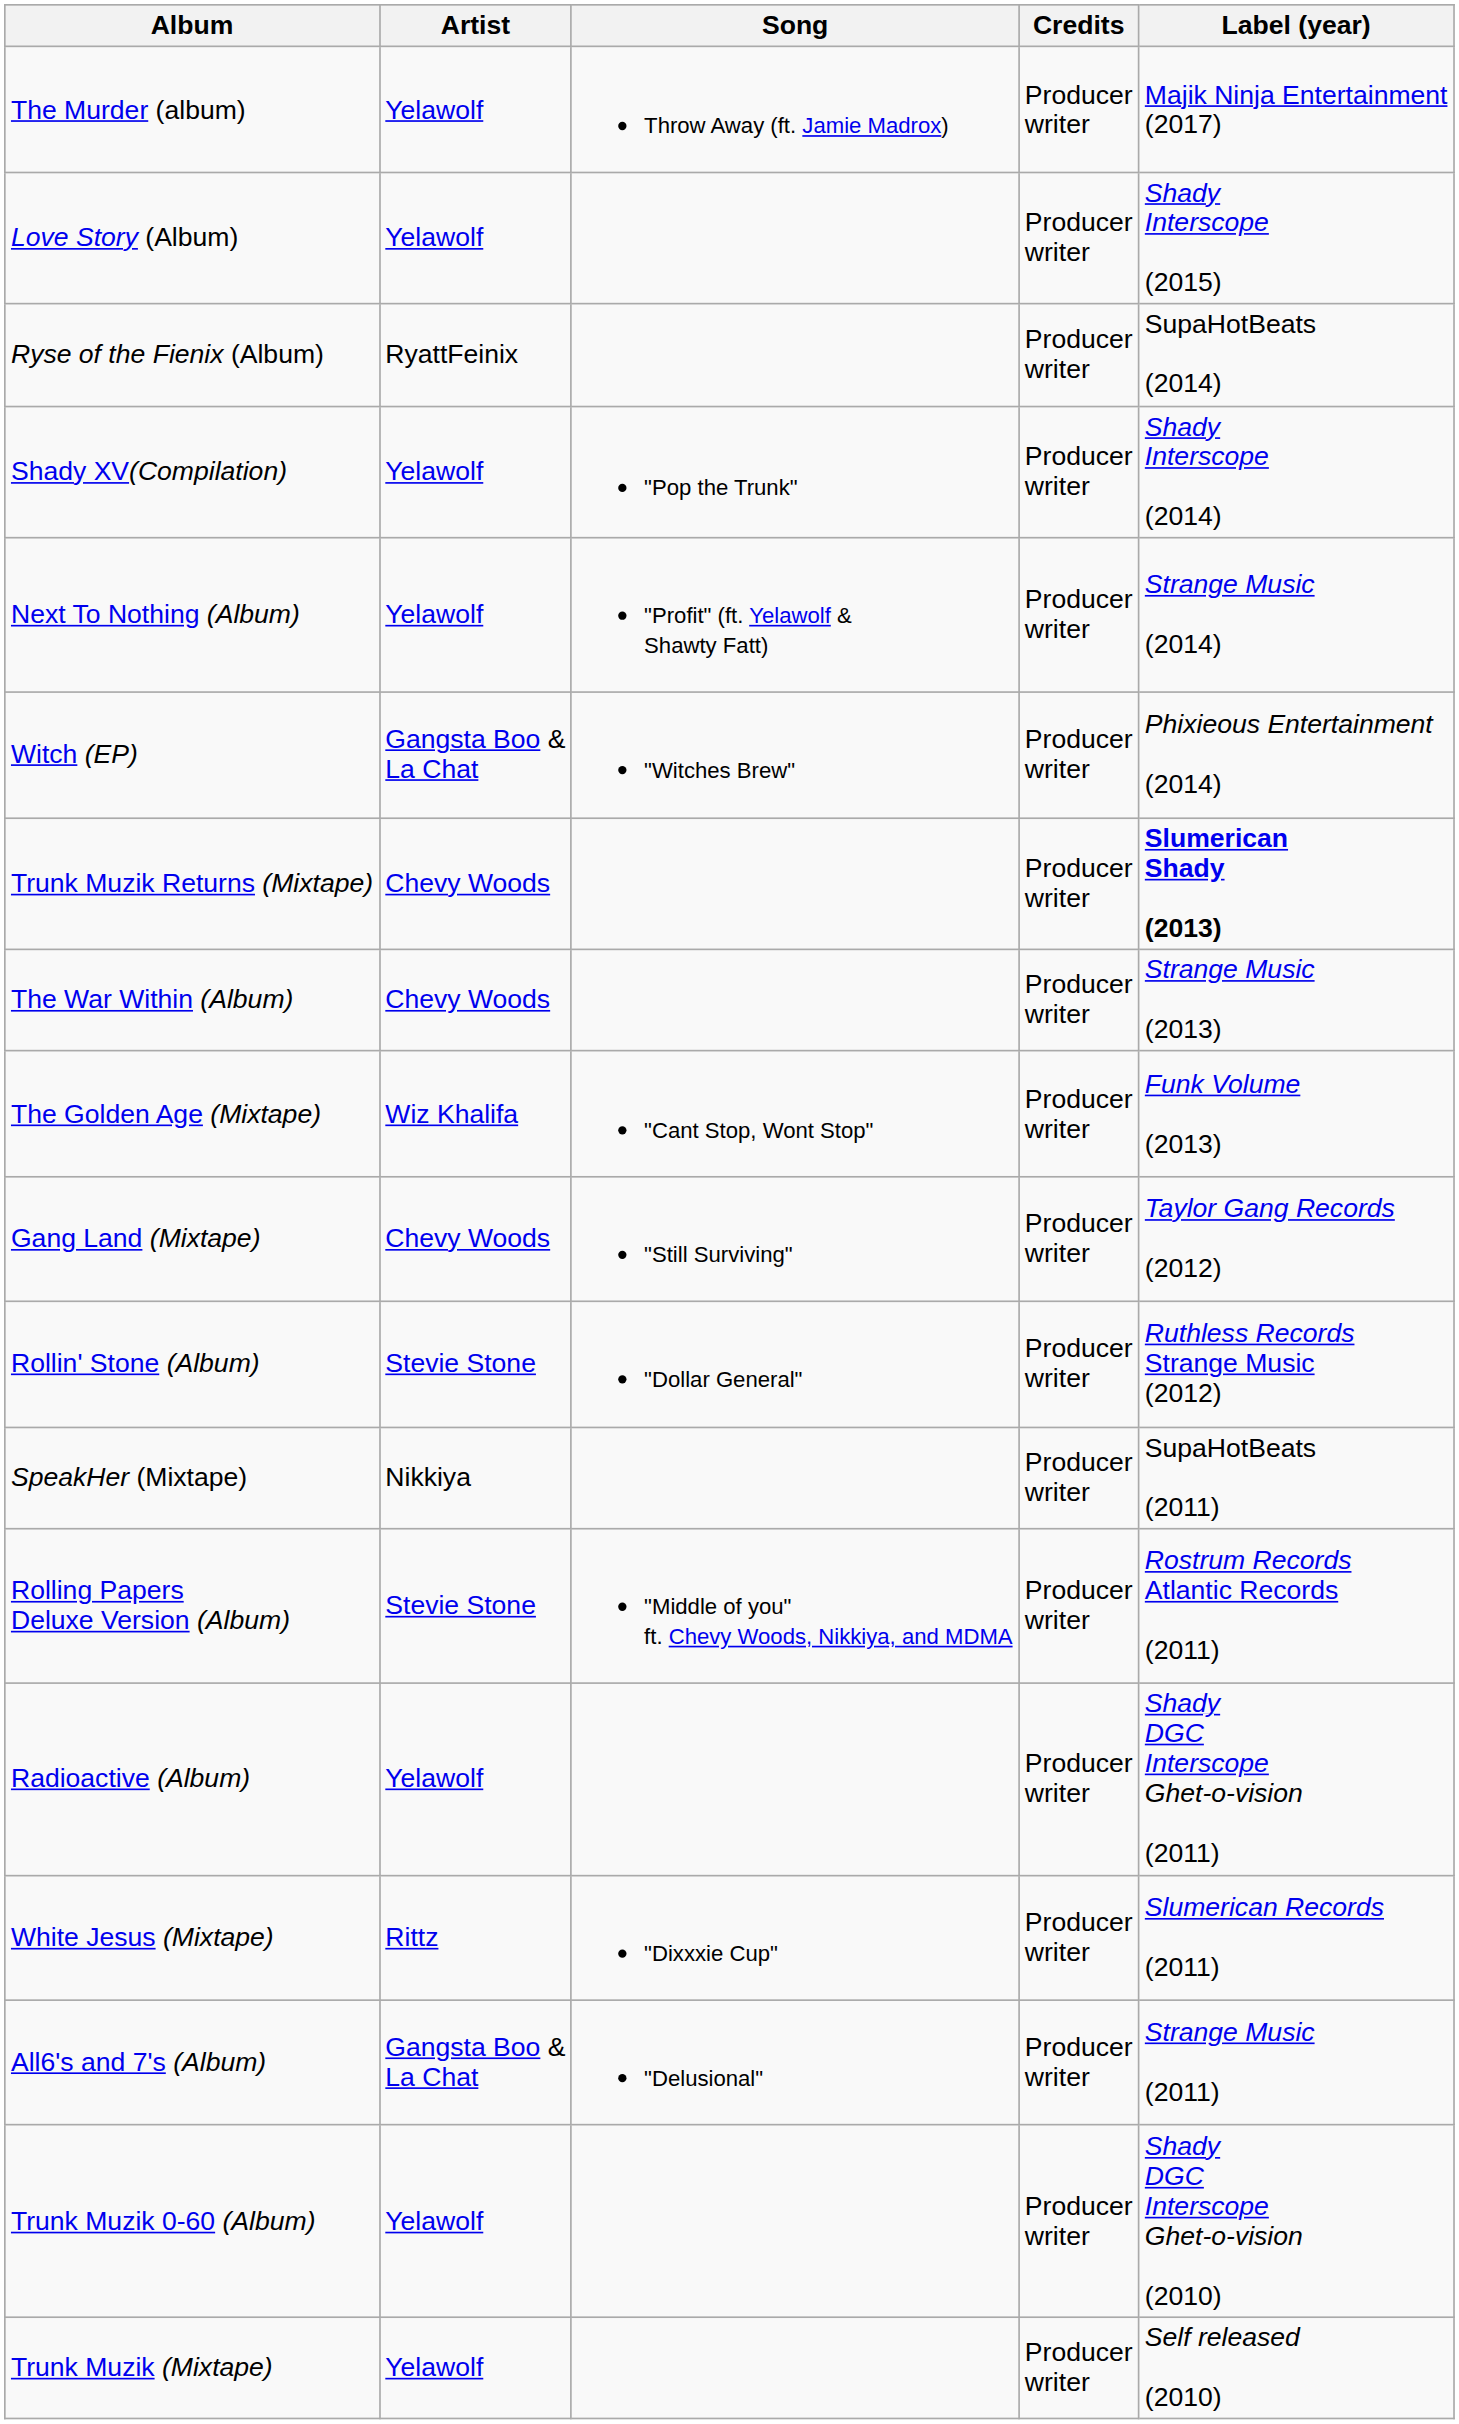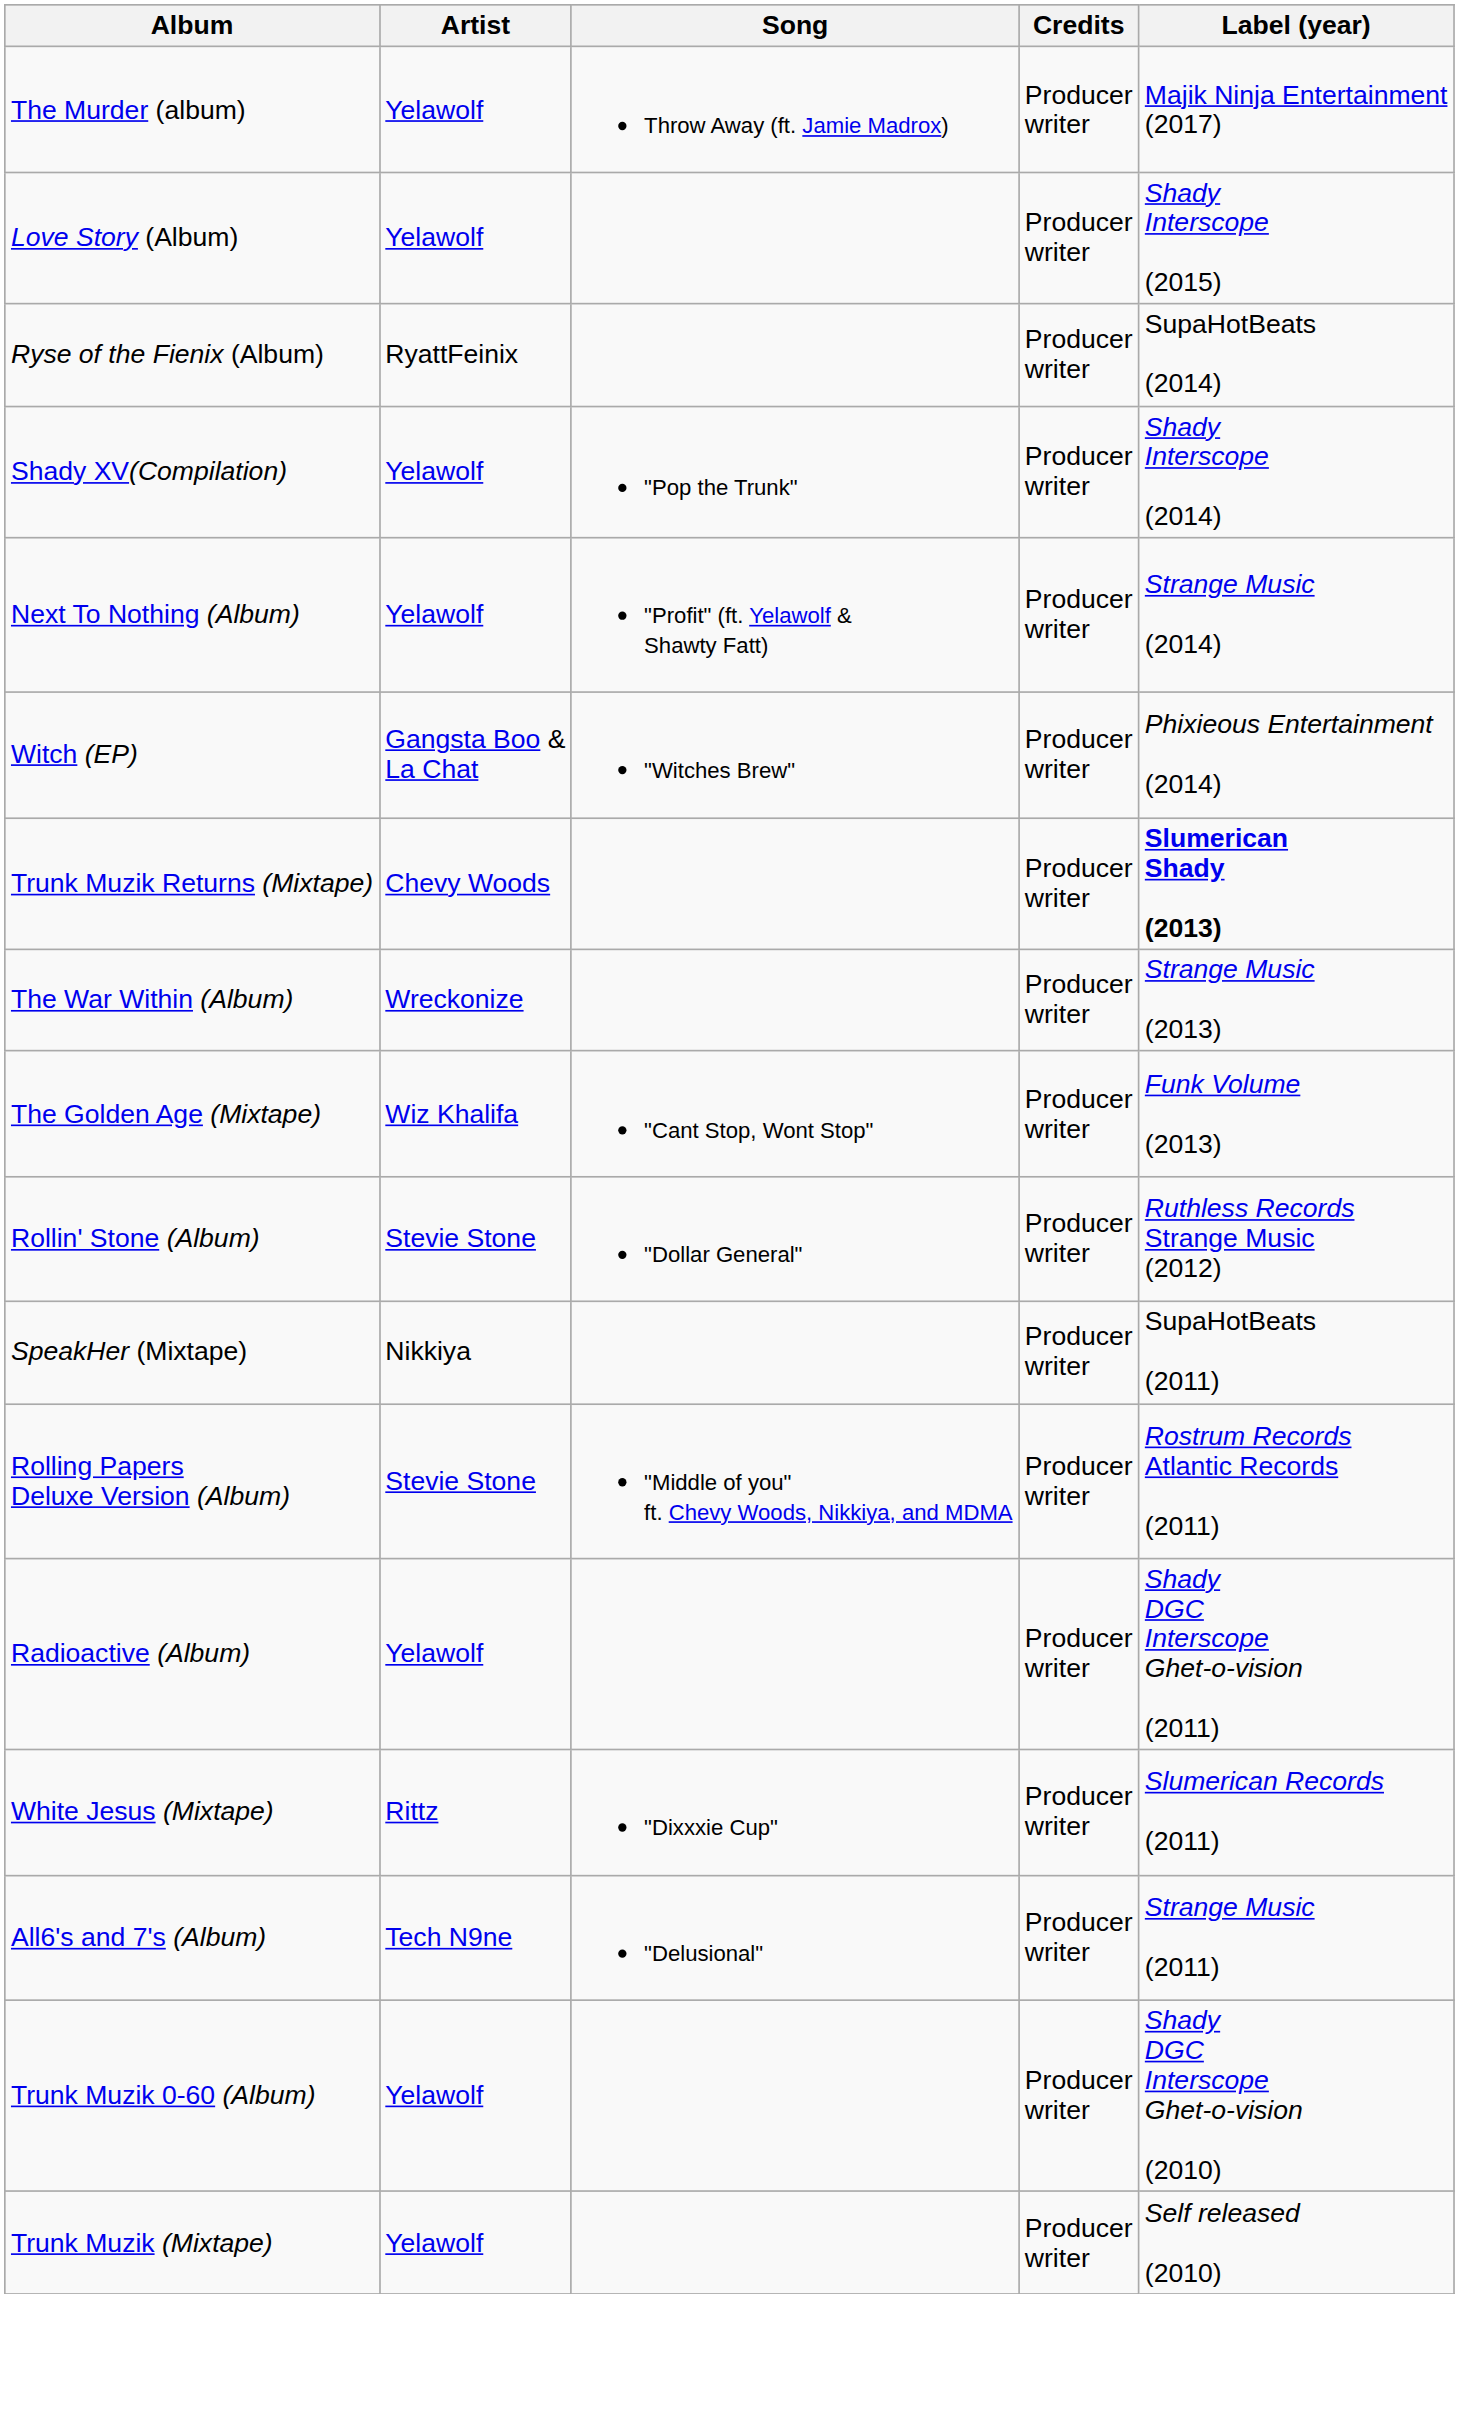(468, 999) Chevy Woods -> (454, 999) Wreckonize
- row: (136, 1238)
(475, 2062) Gangsta Boo & La Chat -> (449, 1937) Tech N9ne
